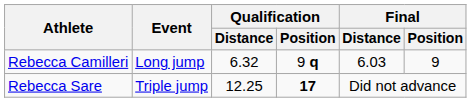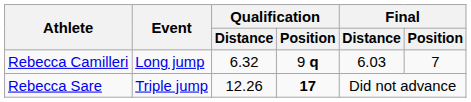(435, 62) 9 -> (435, 62) 7
(244, 86) 12.25 -> (244, 86) 12.26
